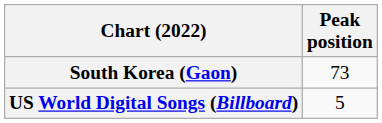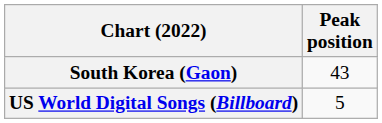(340, 72) 73 -> (340, 72) 43
